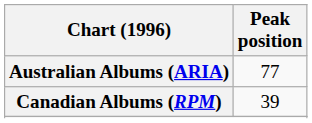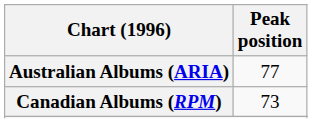(270, 101) 39 -> (270, 101) 73
